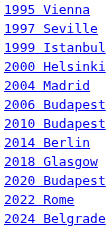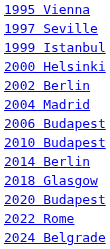+ row: (47, 86)
